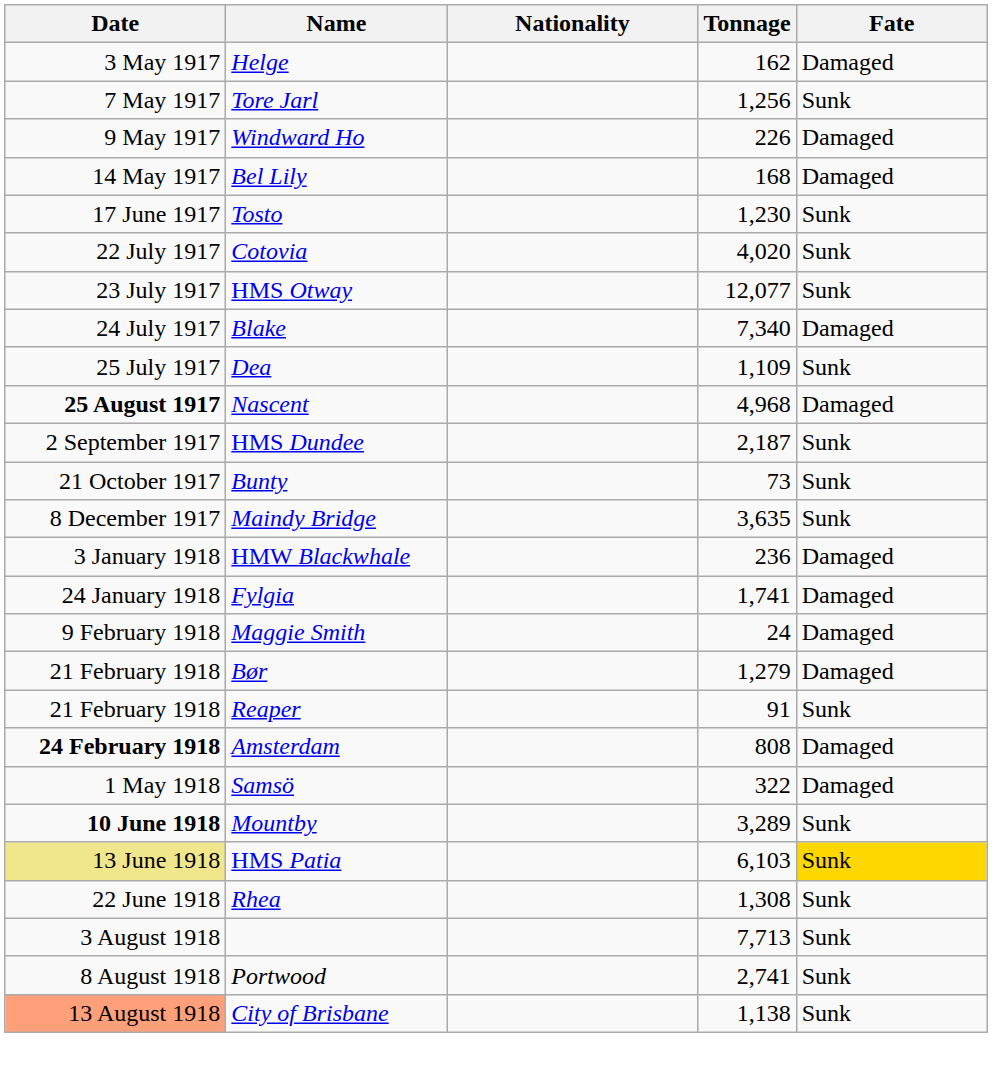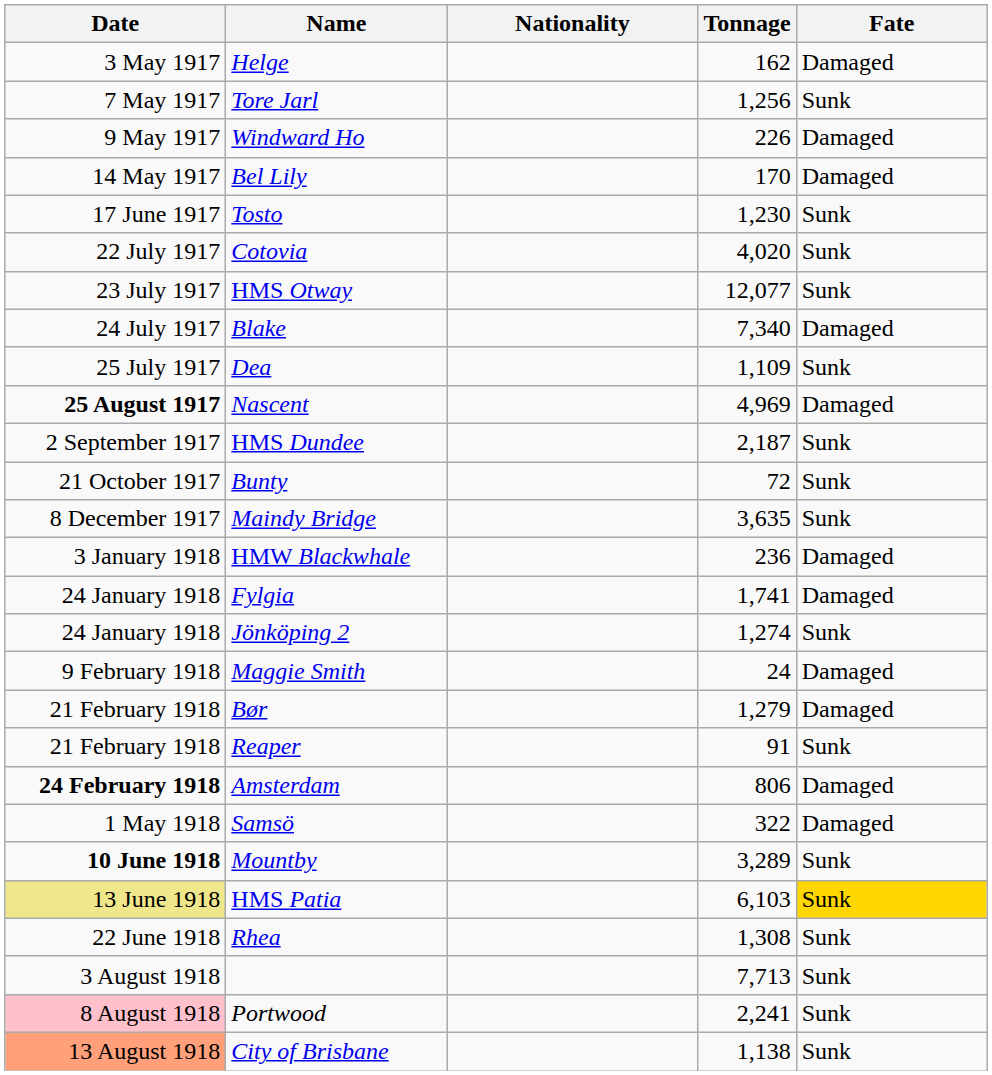(773, 175) 168 -> (773, 175) 170
(764, 404) 4,968 -> (764, 404) 4,969
(779, 480) 73 -> (779, 480) 72
+ row: (290, 632)
(773, 746) 808 -> (773, 784) 806
(150, 975) no background -> (150, 1013) pink background
(764, 975) 2,741 -> (764, 1013) 2,241
